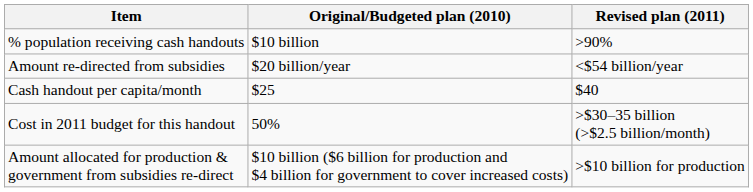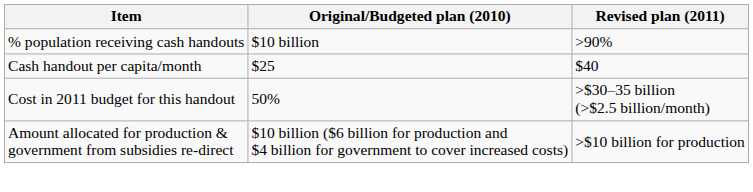- row: (116, 66)
